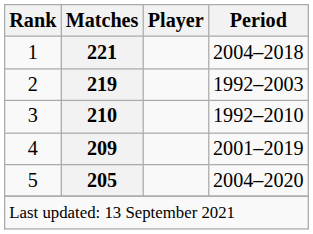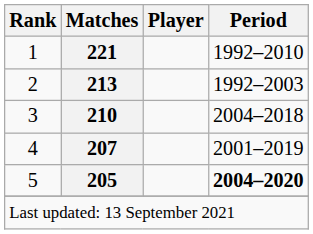(258, 52) 2004–2018 -> (258, 52) 1992–2010
(102, 84) 219 -> (102, 84) 213
(258, 116) 1992–2010 -> (258, 116) 2004–2018
(102, 148) 209 -> (102, 148) 207
(258, 180) normal -> (258, 180) bold
